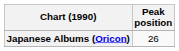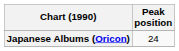(153, 38) 26 -> (153, 38) 24
